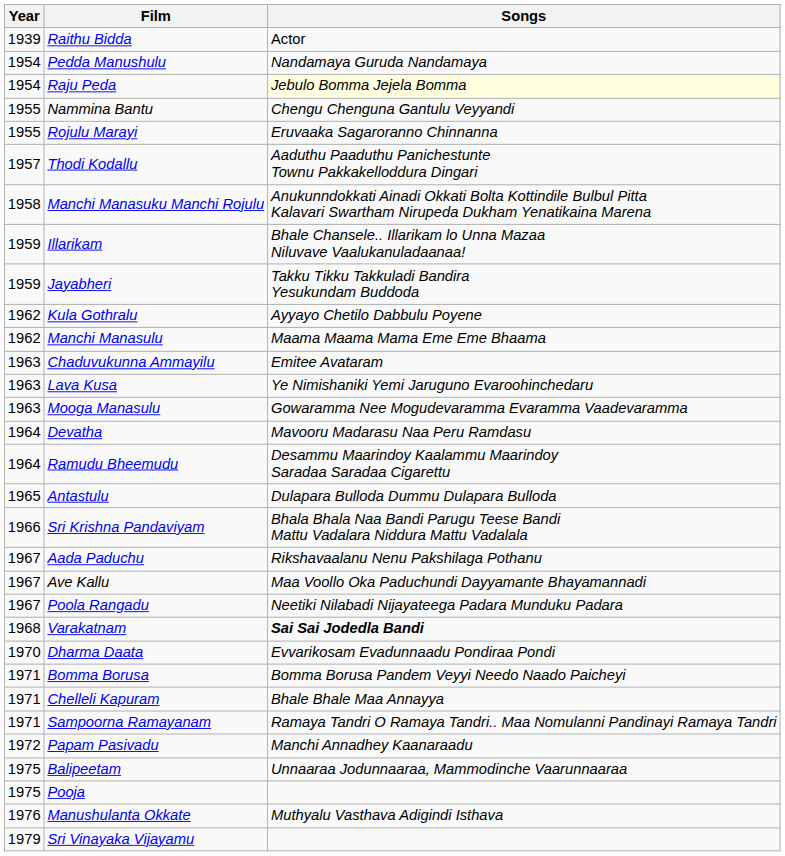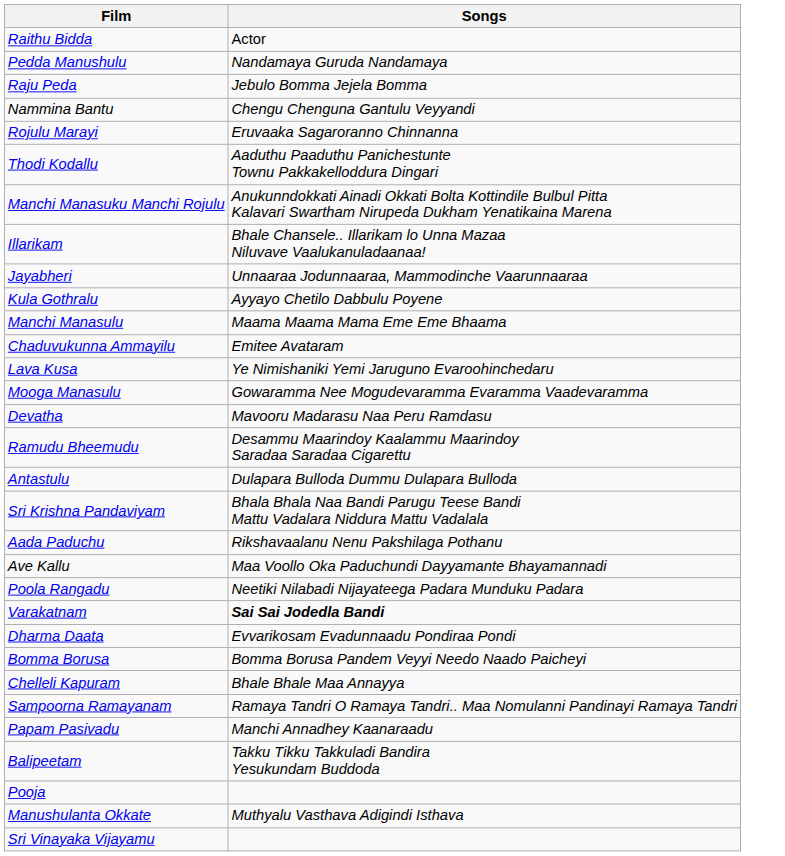- column: (24, 16)
(369, 86) lightyellow background -> (329, 86) no background
(370, 284) Takku Tikku Takkuladi Bandira Yesukundam Buddoda -> (410, 275) Unnaaraa Jodunnaaraa, Mammodinche Vaarunnaaraa
(449, 769) Unnaaraa Jodunnaaraa, Mammodinche Vaarunnaaraa -> (331, 760) Takku Tikku Takkuladi Bandira Yesukundam Buddoda
